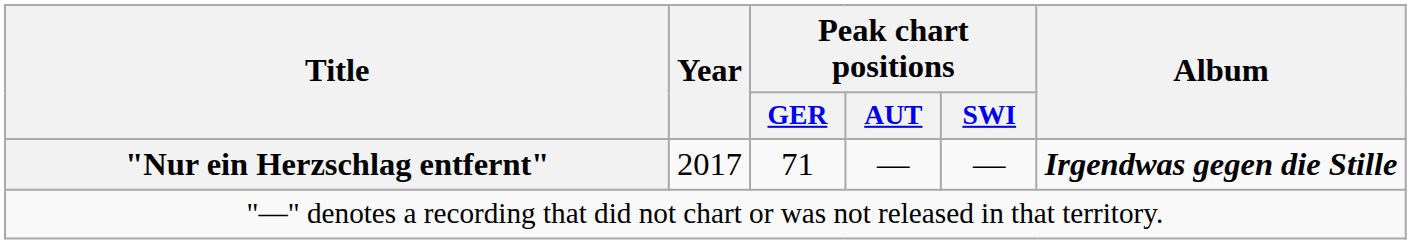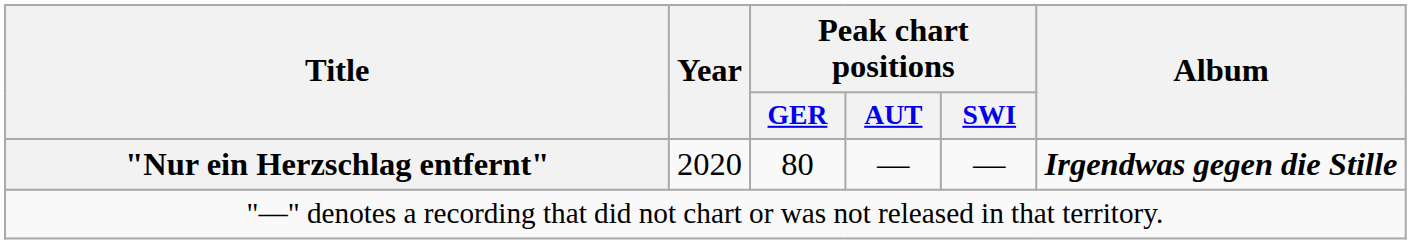(710, 163) 2017 -> (710, 163) 2020
(797, 163) 71 -> (797, 163) 80
